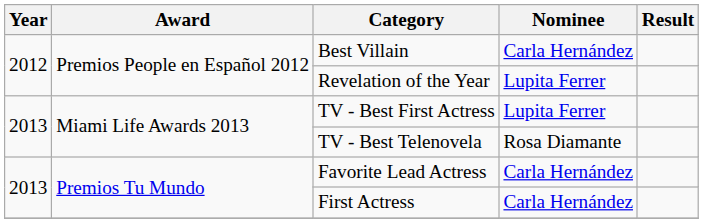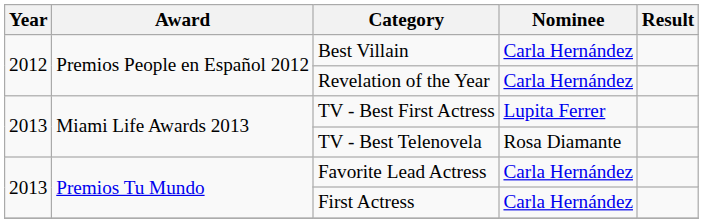(554, 80) Lupita Ferrer -> (568, 80) Carla Hernández
